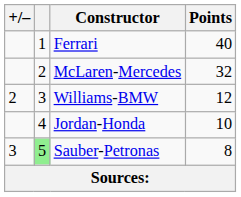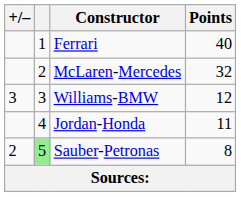(12, 97) 2 -> (12, 97) 3
(224, 124) 10 -> (224, 124) 11
(12, 150) 3 -> (12, 150) 2
